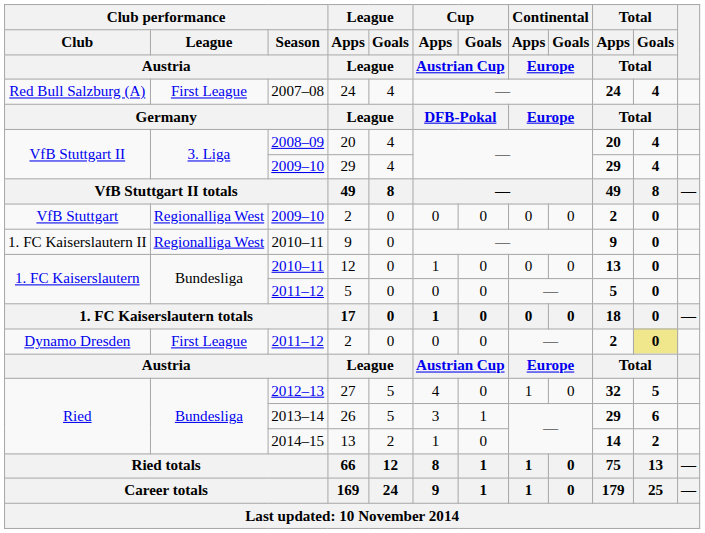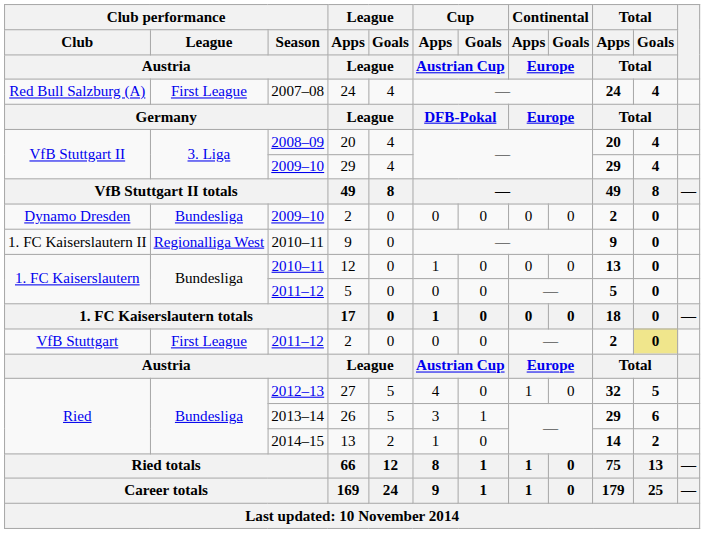(77, 216) VfB Stuttgart -> (77, 216) Dynamo Dresden
(209, 216) Regionalliga West -> (209, 216) Bundesliga
(77, 341) Dynamo Dresden -> (77, 341) VfB Stuttgart
